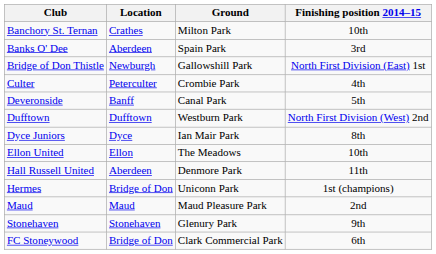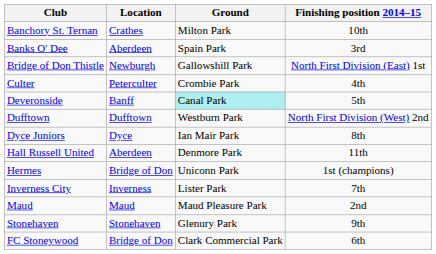(202, 100) no background -> (202, 100) paleturquoise background
- row: (35, 153)
+ row: (39, 188)
